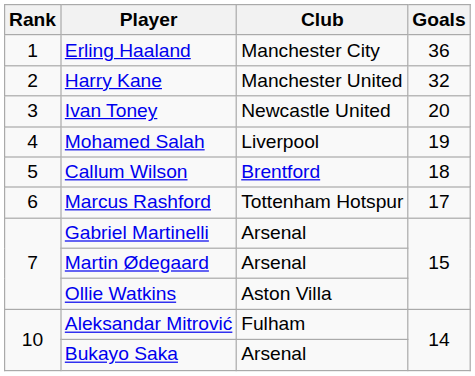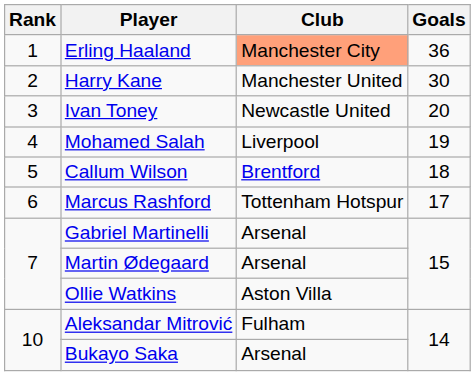(311, 50) no background -> (311, 50) lightsalmon background
(439, 80) 32 -> (439, 80) 30
